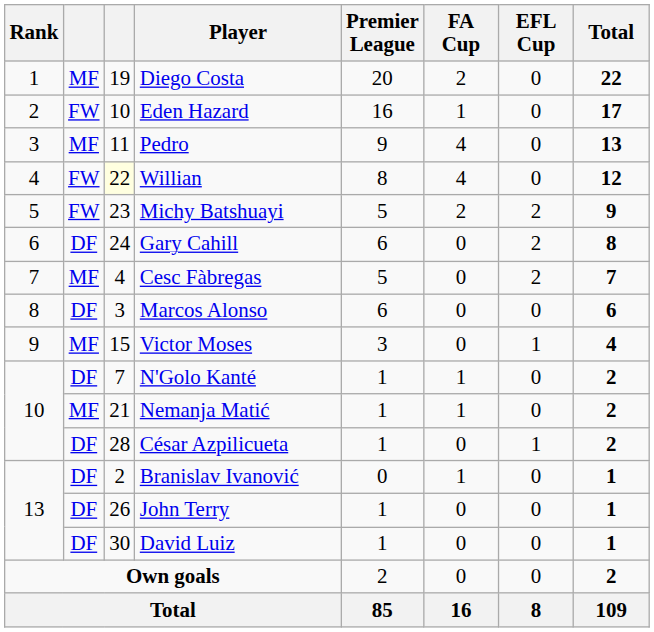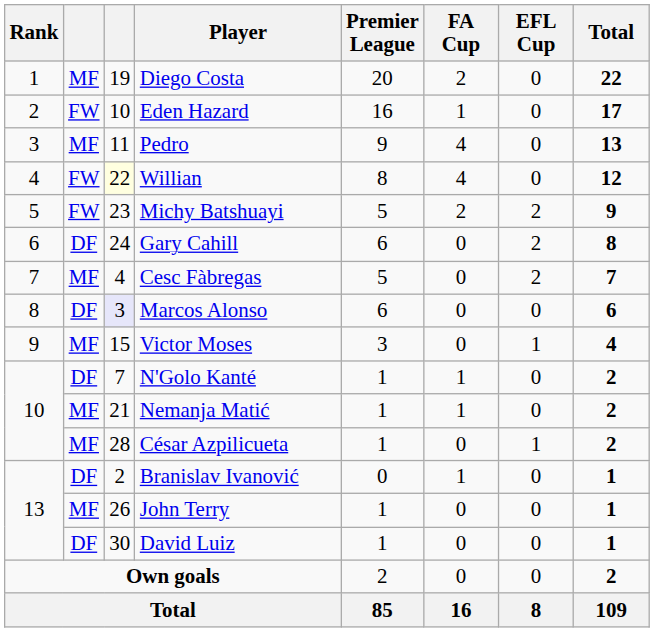(120, 310) no background -> (120, 310) lavender background
(84, 443) DF -> (84, 443) MF
(84, 510) DF -> (84, 510) MF
